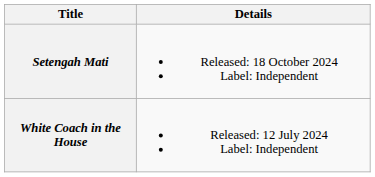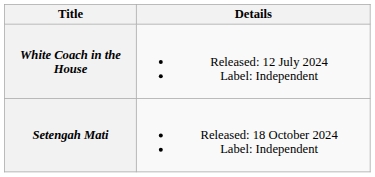rows swapped: (71, 135) <-> (71, 61)
